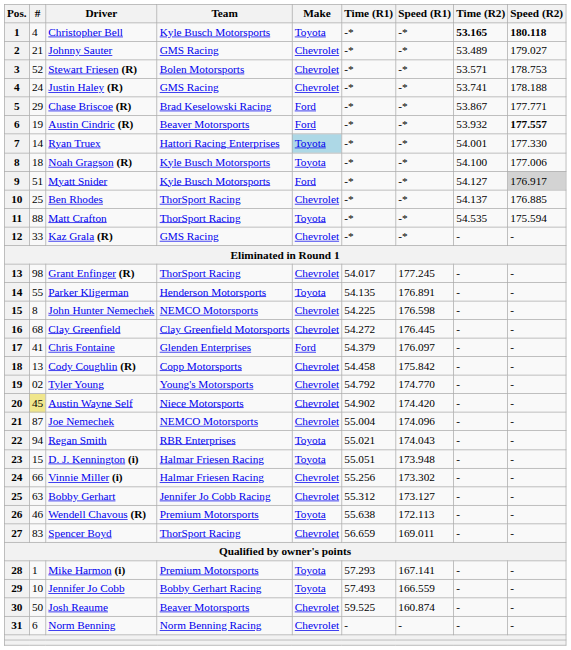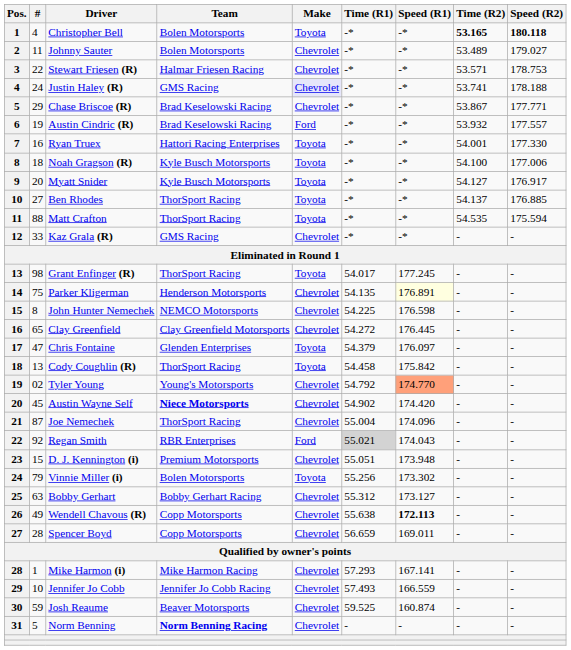(215, 32) Kyle Busch Motorsports -> (202, 32) Bolen Motorsports
(37, 51) 21 -> (37, 51) 11
(189, 51) GMS Racing -> (202, 51) Bolen Motorsports
(37, 69) 52 -> (37, 69) 22
(202, 69) Bolen Motorsports -> (212, 69) Halmar Friesen Racing
(317, 88) no background -> (317, 88) lavender background
(305, 106) Ford -> (317, 106) Chevrolet
(204, 125) Beaver Motorsports -> (216, 125) Brad Keselowski Racing
(529, 125) bold -> (529, 125) normal
(37, 143) 14 -> (37, 143) 16
(310, 143) lightblue background -> (310, 143) no background
(37, 180) 51 -> (37, 180) 20
(305, 180) Ford -> (310, 180) Toyota
(529, 180) lightgrey background -> (529, 180) no background
(37, 199) 25 -> (37, 199) 27
(317, 199) Chevrolet -> (310, 199) Toyota
(317, 273) Chevrolet -> (310, 273) Toyota
(37, 292) 55 -> (37, 292) 75
(310, 292) Toyota -> (317, 292) Chevrolet
(417, 292) no background -> (417, 292) lightyellow background
(37, 329) 68 -> (37, 329) 65
(37, 347) 41 -> (37, 347) 47
(305, 347) Ford -> (310, 347) Toyota
(201, 366) Copp Motorsports -> (200, 366) ThorSport Racing
(317, 366) Chevrolet -> (310, 366) Toyota
(417, 384) no background -> (417, 384) lightsalmon background
(37, 403) khaki background -> (37, 403) no background
(202, 403) normal -> (204, 403) bold
(209, 421) NEMCO Motorsports -> (200, 421) ThorSport Racing
(37, 440) 94 -> (37, 440) 92
(310, 440) Toyota -> (305, 440) Ford
(360, 440) no background -> (360, 440) lightgrey background
(212, 459) Halmar Friesen Racing -> (209, 459) Premium Motorsports
(310, 459) Toyota -> (317, 459) Chevrolet
(37, 477) 66 -> (37, 477) 79
(212, 477) Halmar Friesen Racing -> (202, 477) Bolen Motorsports
(317, 477) Chevrolet -> (310, 477) Toyota
(215, 496) Jennifer Jo Cobb Racing -> (211, 496) Bobby Gerhart Racing
(37, 514) 46 -> (37, 514) 49
(209, 514) Premium Motorsports -> (201, 514) Copp Motorsports
(310, 514) Toyota -> (317, 514) Chevrolet
(416, 514) normal -> (416, 514) bold
(37, 533) 83 -> (37, 533) 28
(200, 533) ThorSport Racing -> (201, 533) Copp Motorsports
(209, 570) Premium Motorsports -> (209, 570) Mike Harmon Racing
(310, 570) Toyota -> (317, 570) Chevrolet
(211, 588) Bobby Gerhart Racing -> (215, 588) Jennifer Jo Cobb Racing
(310, 588) Toyota -> (317, 588) Chevrolet
(37, 607) 50 -> (37, 607) 59
(35, 625) 6 -> (35, 625) 5
(211, 625) normal -> (213, 625) bold
